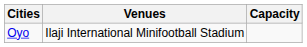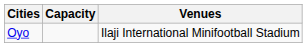columns swapped: (145, 14) <-> (275, 14)
